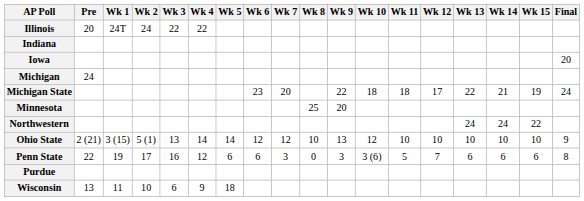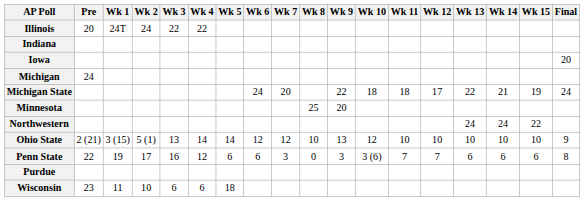(258, 92) 23 -> (258, 92) 24
(404, 156) 5 -> (404, 156) 7
(89, 188) 13 -> (89, 188) 23
(202, 188) 9 -> (202, 188) 6
